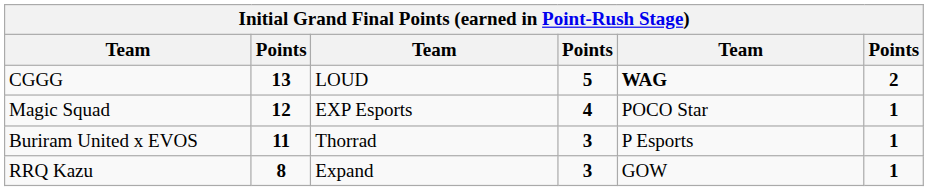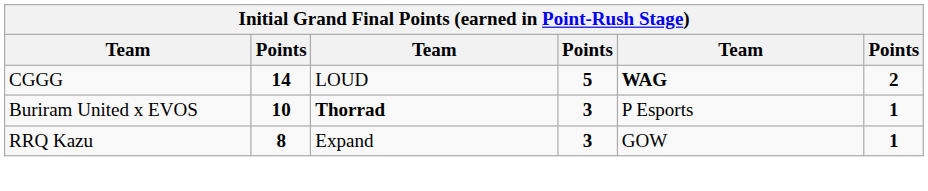(281, 79) 13 -> (281, 79) 14
- row: (59, 110)
(281, 140) 11 -> (281, 110) 10
(346, 140) normal -> (350, 110) bold
